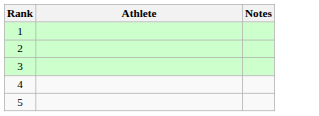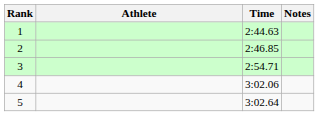+ column: (262, 13)
